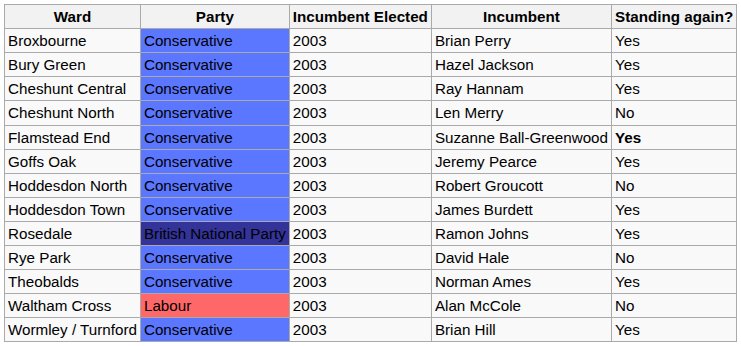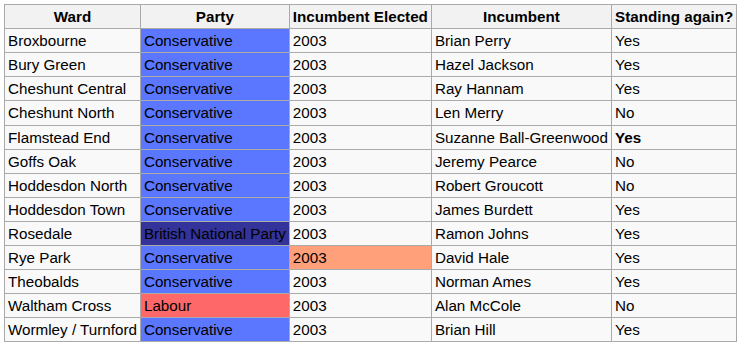(627, 161) Yes -> (625, 161) No
(310, 257) no background -> (310, 257) lightsalmon background
(625, 257) No -> (627, 257) Yes
